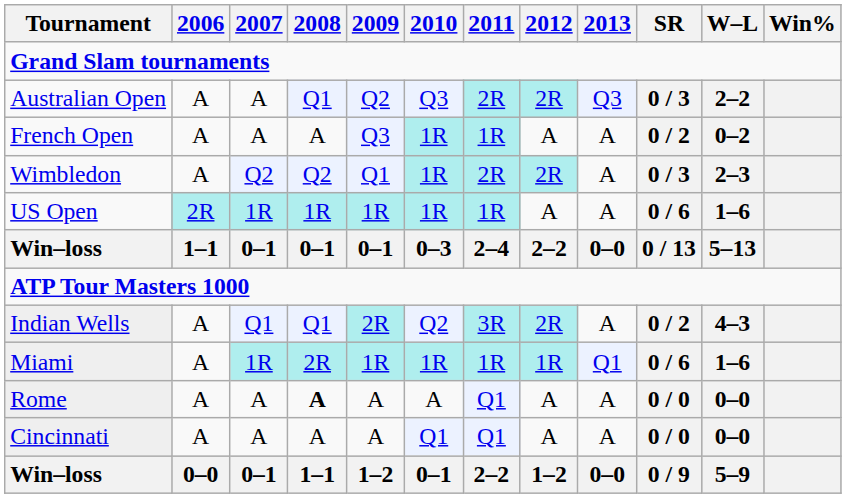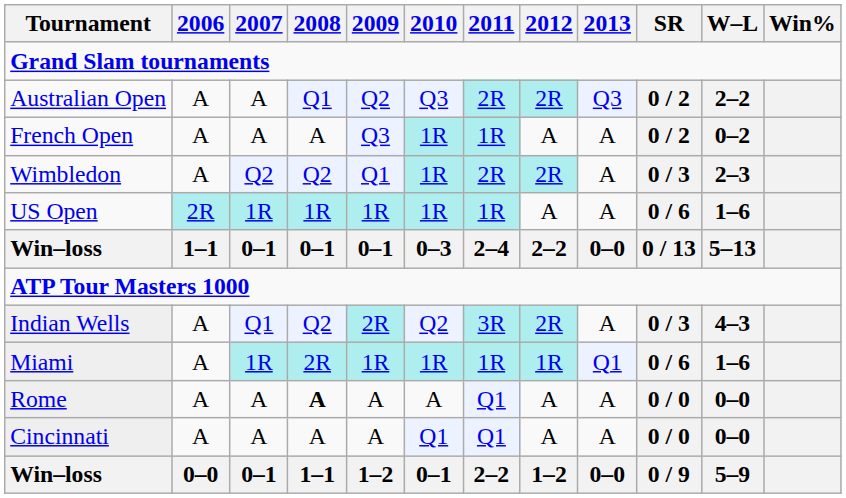(669, 98) 0 / 3 -> (669, 98) 0 / 2
(317, 323) Q1 -> (317, 323) Q2
(669, 323) 0 / 2 -> (669, 323) 0 / 3
